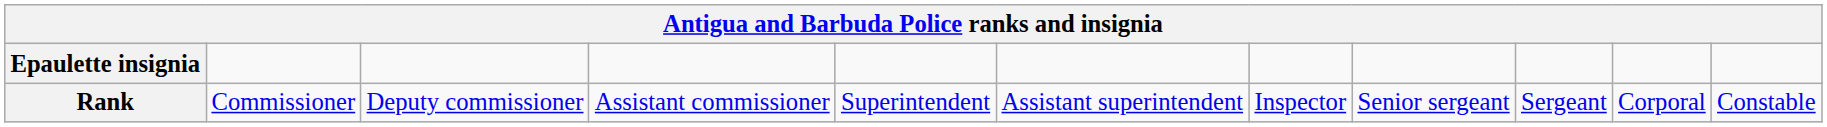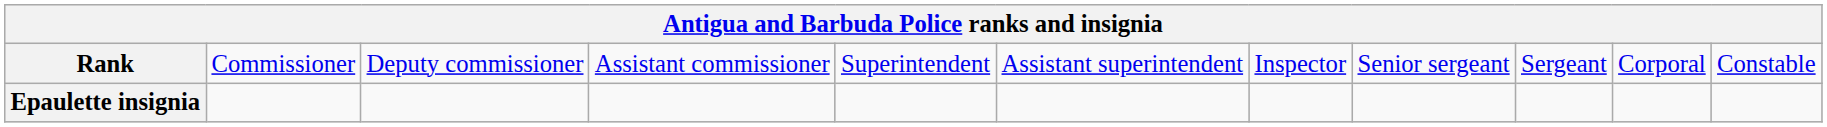rows swapped: (105, 102) <-> (105, 63)
